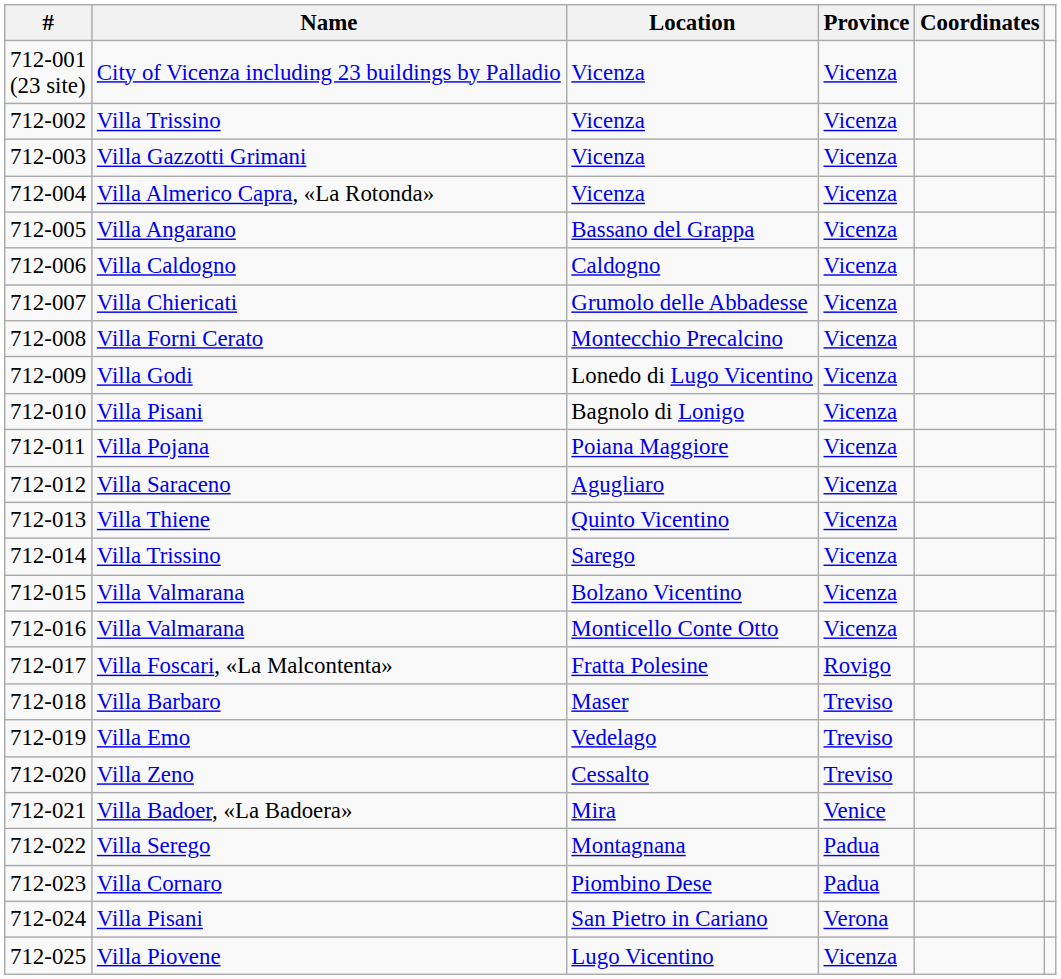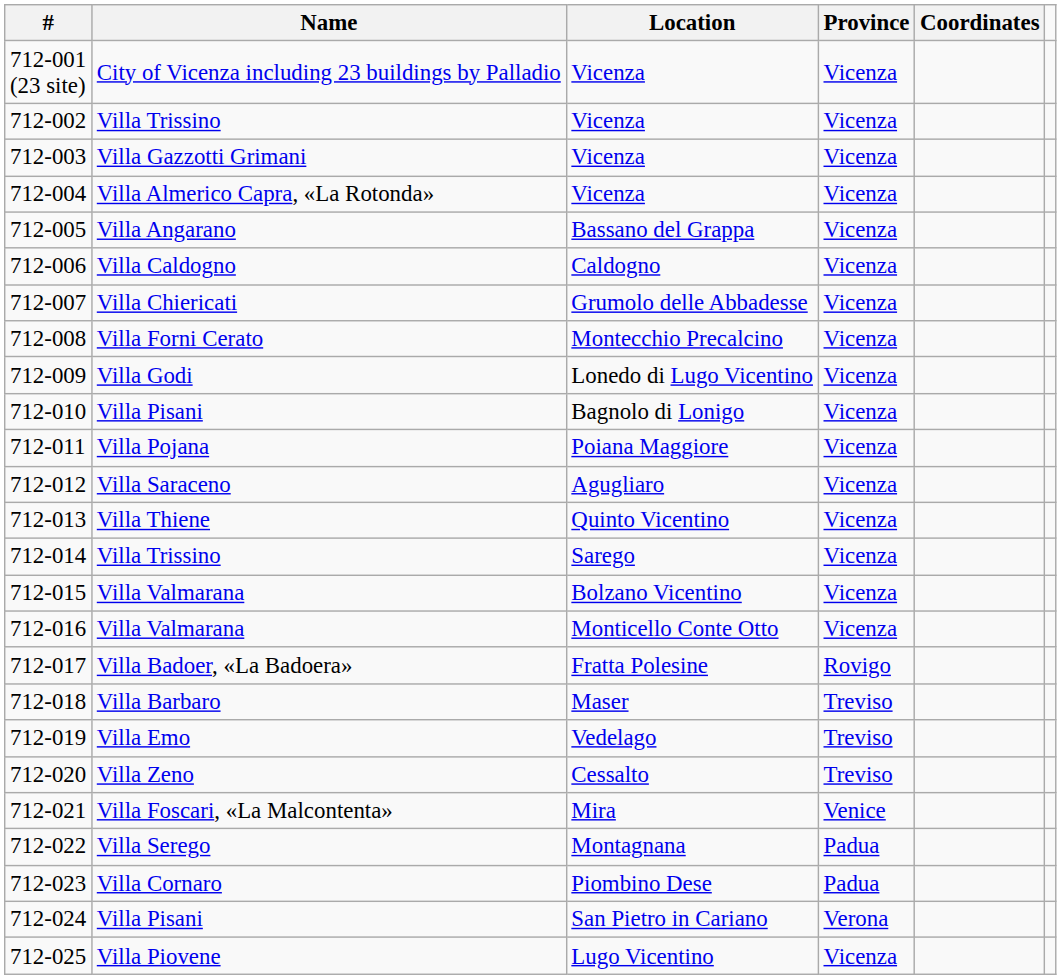(245, 665) Villa Foscari, «La Malcontenta» -> (225, 665) Villa Badoer, «La Badoera»
(225, 810) Villa Badoer, «La Badoera» -> (245, 810) Villa Foscari, «La Malcontenta»
